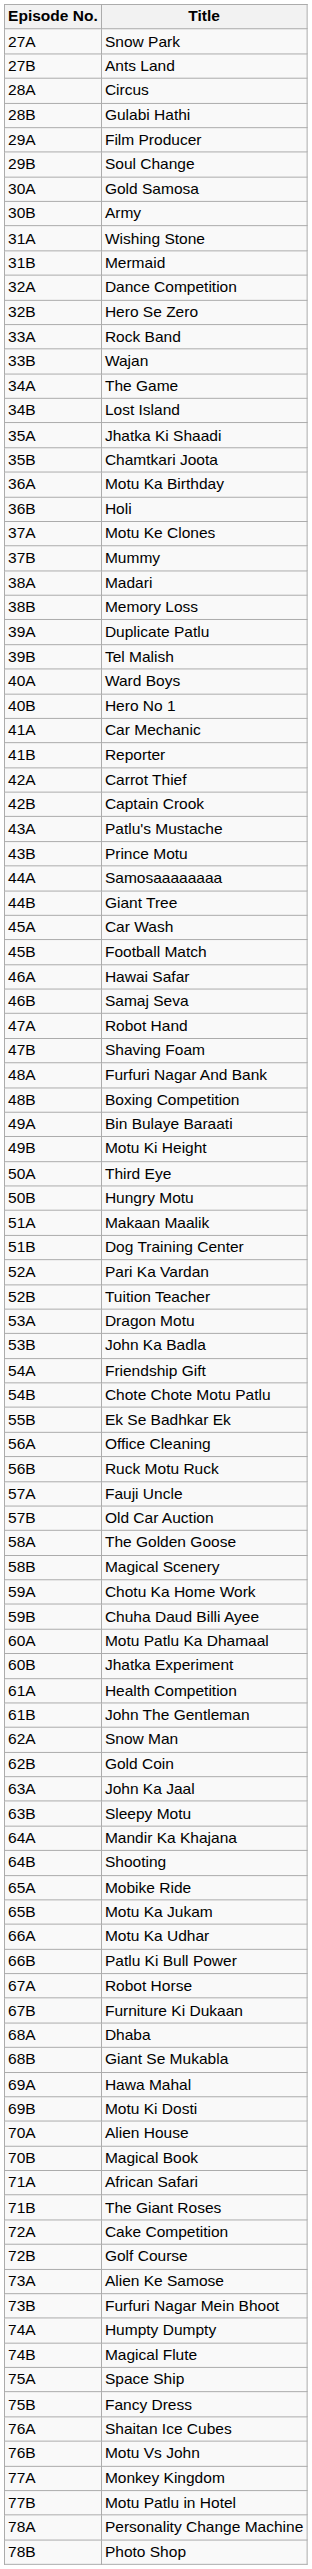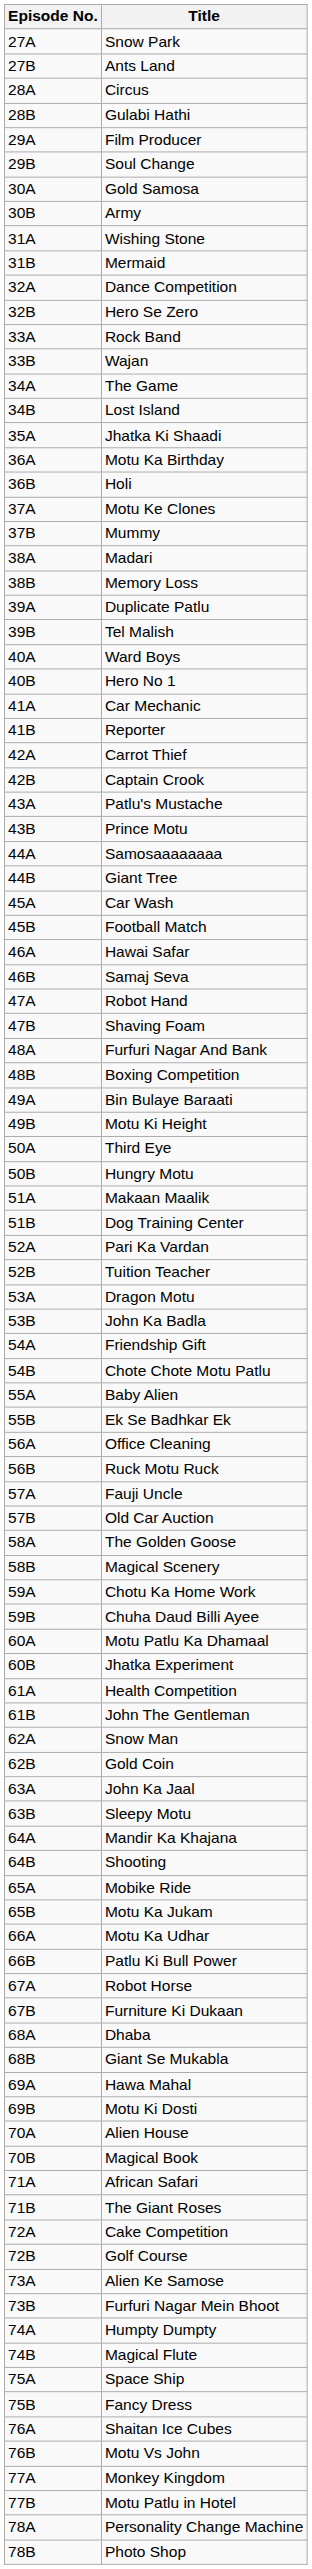- row: (161, 459)
+ row: (142, 1395)
